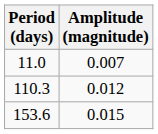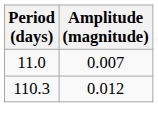- row: (32, 114)
